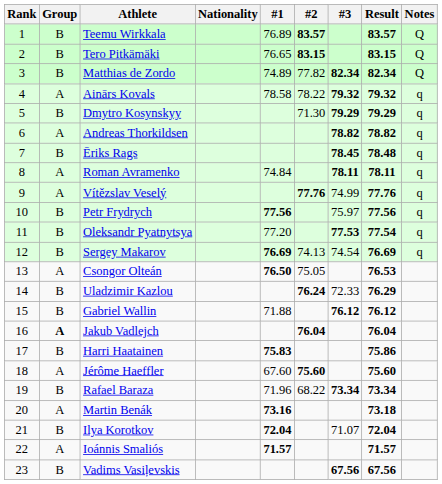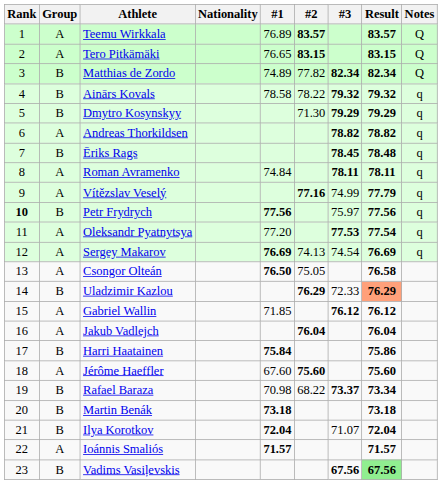(60, 34) B -> (60, 34) A
(60, 53) B -> (60, 53) A
(60, 93) A -> (60, 93) B
(311, 192) 77.76 -> (311, 192) 77.16
(382, 192) 77.76 -> (382, 192) 77.79
(22, 212) normal -> (22, 212) bold
(60, 232) B -> (60, 232) A
(60, 251) B -> (60, 251) A
(382, 271) 76.53 -> (382, 271) 76.58
(311, 291) 76.24 -> (311, 291) 76.29
(382, 291) no background -> (382, 291) lightsalmon background
(60, 311) B -> (60, 311) A
(277, 311) 71.88 -> (277, 311) 71.85
(60, 331) bold -> (60, 331) normal
(277, 350) 75.83 -> (277, 350) 75.84
(277, 390) 71.96 -> (277, 390) 70.98
(345, 390) 73.34 -> (345, 390) 73.37
(60, 410) A -> (60, 410) B
(277, 410) 73.16 -> (277, 410) 73.18
(382, 469) no background -> (382, 469) lightgreen background
